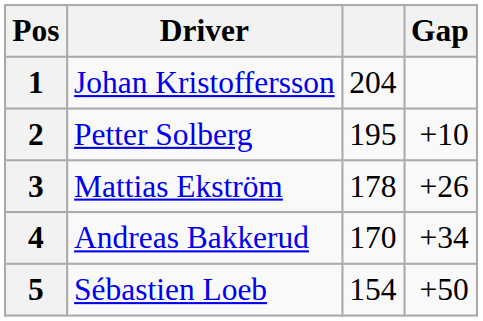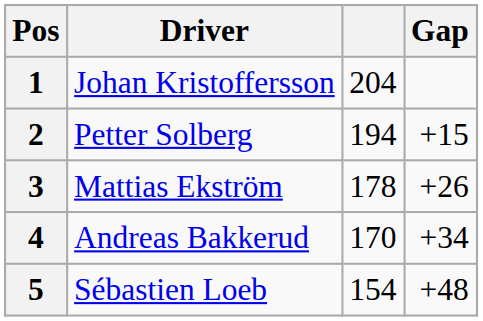(373, 134) 195 -> (373, 134) 194
(444, 134) +10 -> (444, 134) +15
(444, 290) +50 -> (444, 290) +48
